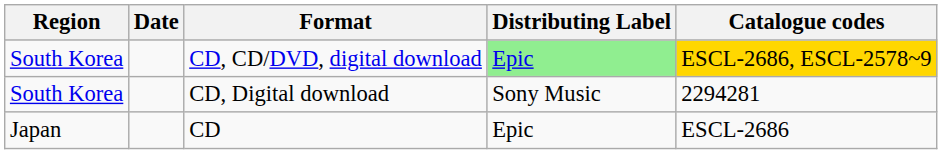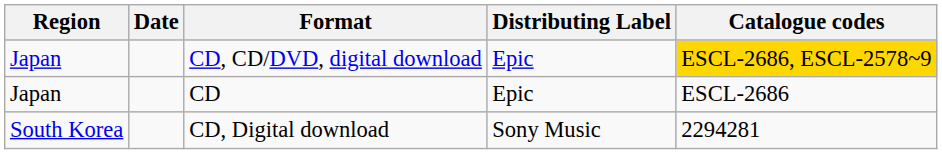(67, 58) South Korea -> (36, 58) Japan
(513, 58) lightgreen background -> (513, 58) no background
rows swapped: (289, 93) <-> (205, 129)
